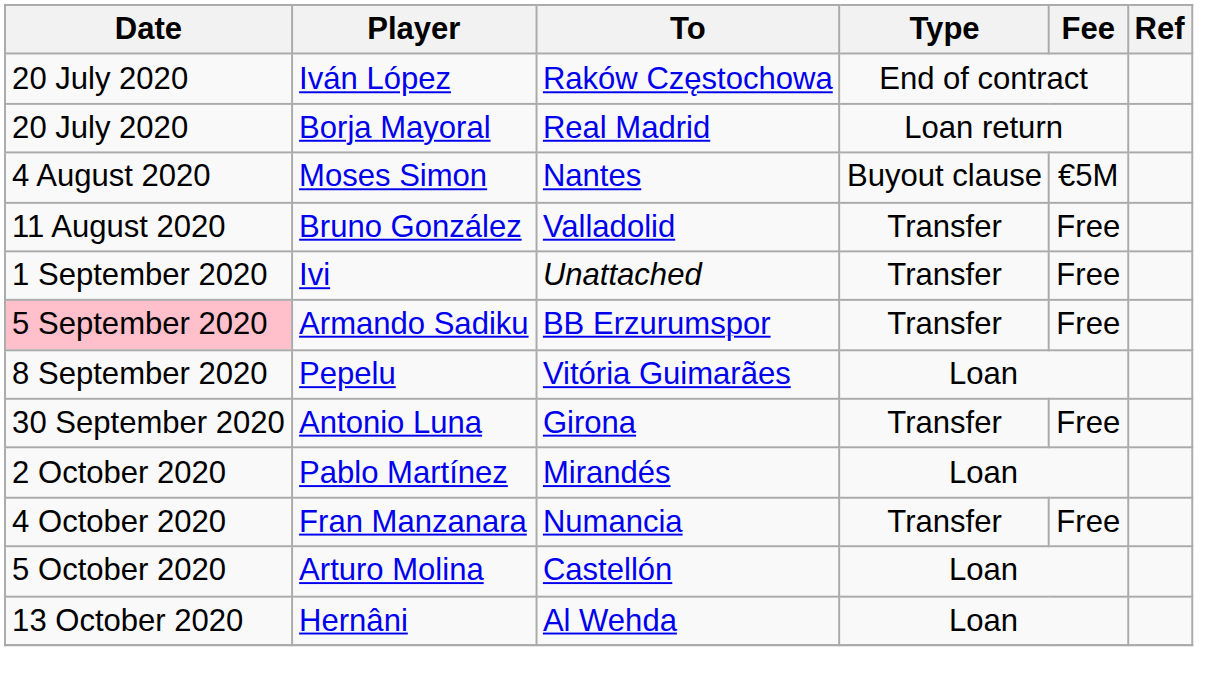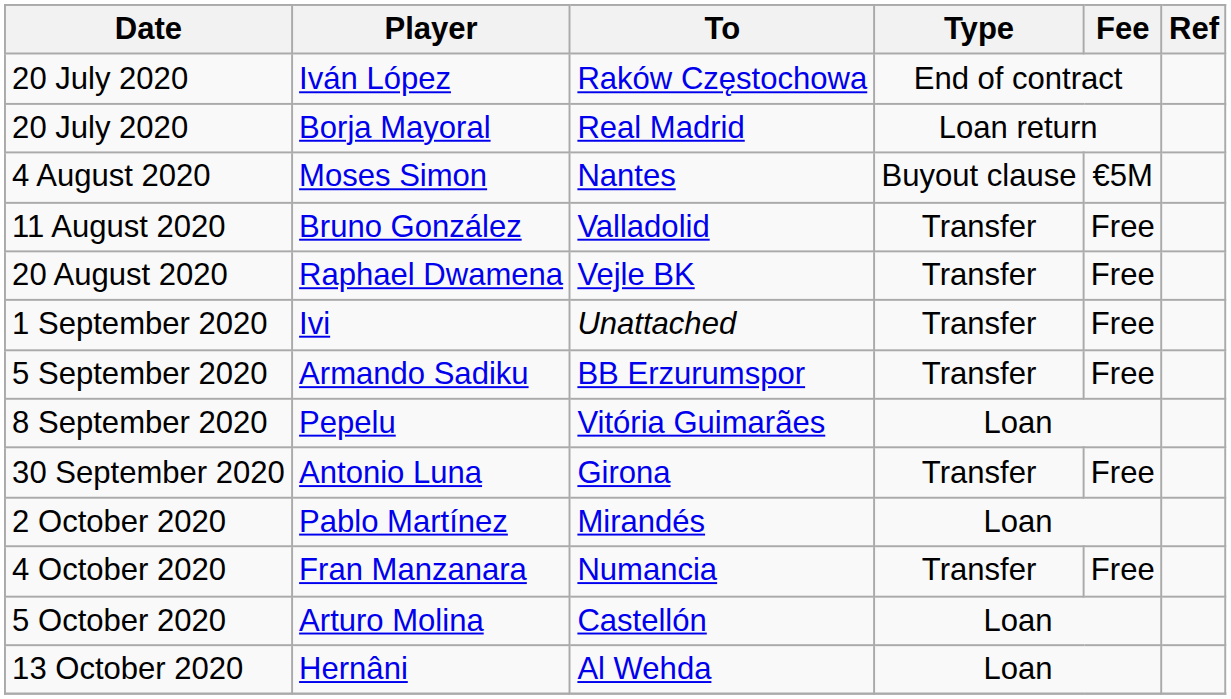+ row: (431, 275)
(140, 324) pink background -> (140, 373) no background
